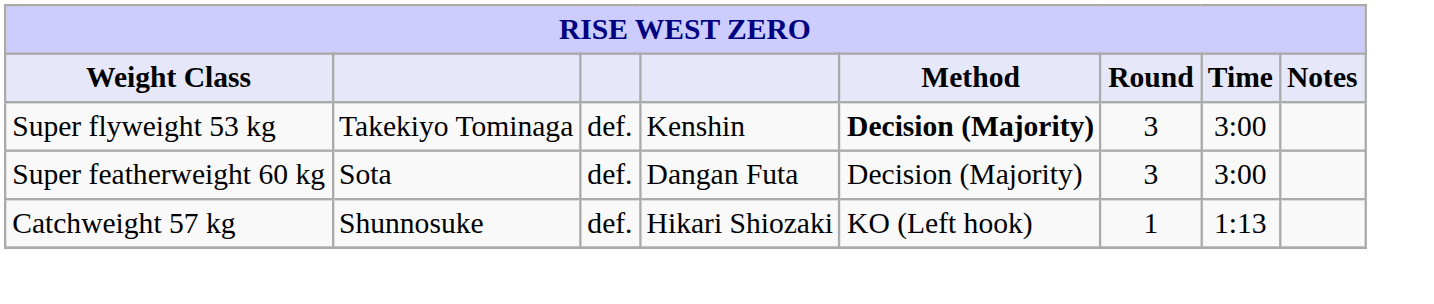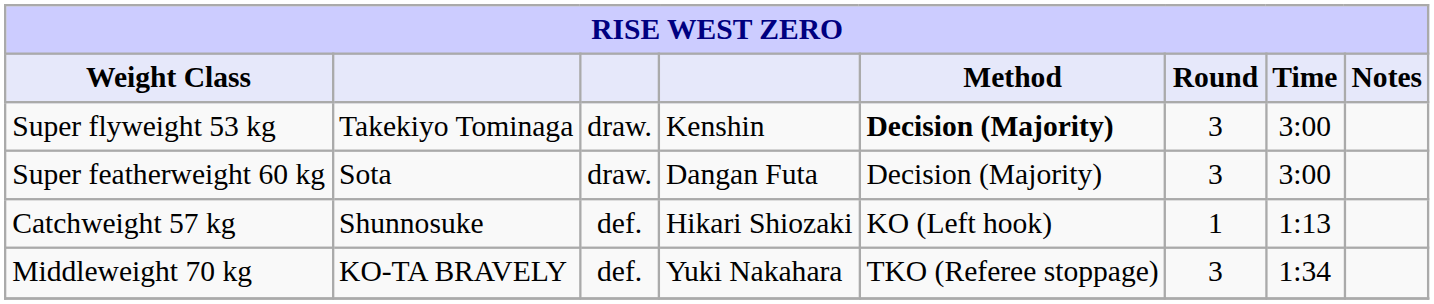(610, 126) def. -> (620, 126) draw.
(610, 174) def. -> (620, 174) draw.
+ row: (132, 272)
